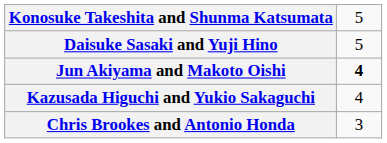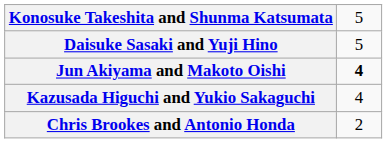(359, 124) 3 -> (359, 124) 2
